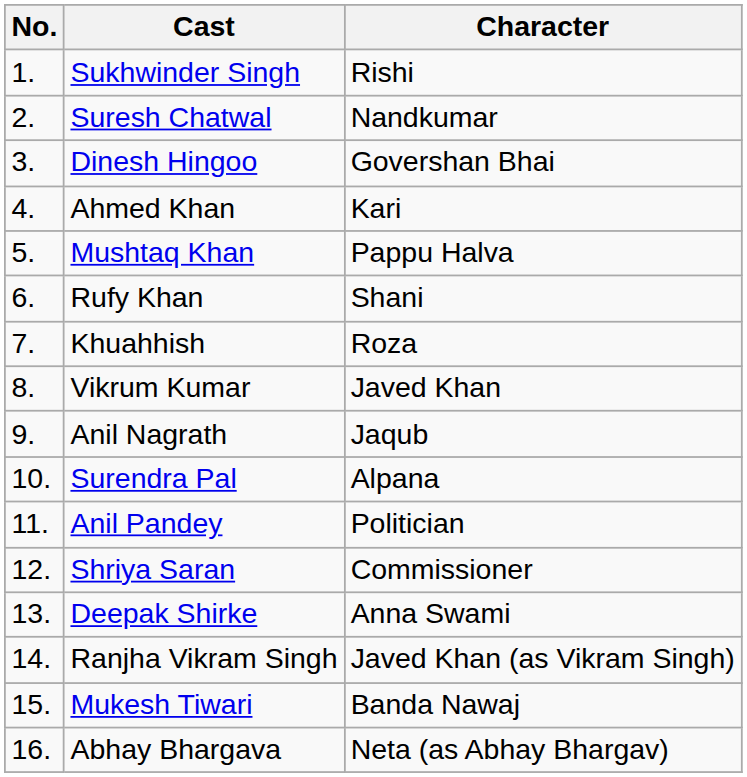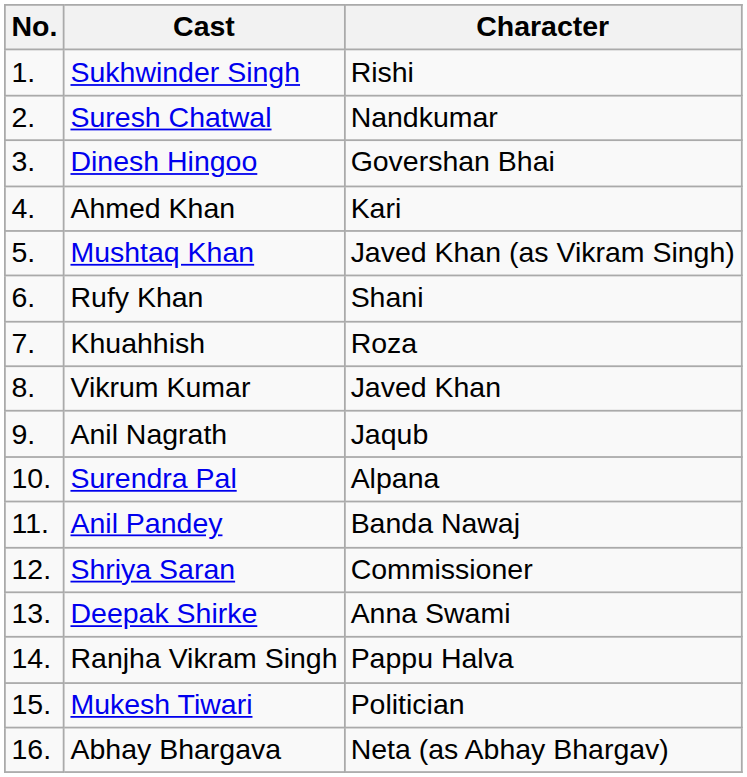(432, 252) Pappu Halva -> (543, 252) Javed Khan (as Vikram Singh)
(408, 523) Politician -> (435, 523) Banda Nawaj
(543, 659) Javed Khan (as Vikram Singh) -> (432, 659) Pappu Halva
(435, 704) Banda Nawaj -> (408, 704) Politician
